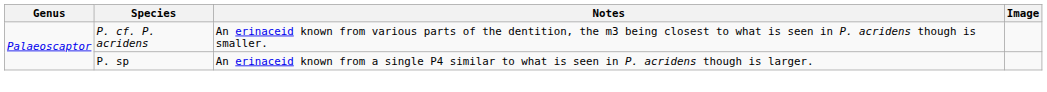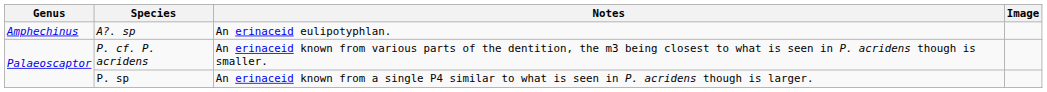+ row: (116, 31)
